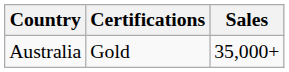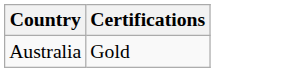- column: (247, 20)
